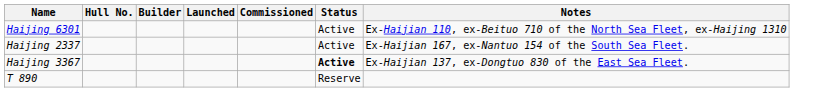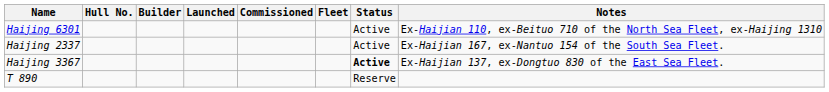+ column: (333, 13)
